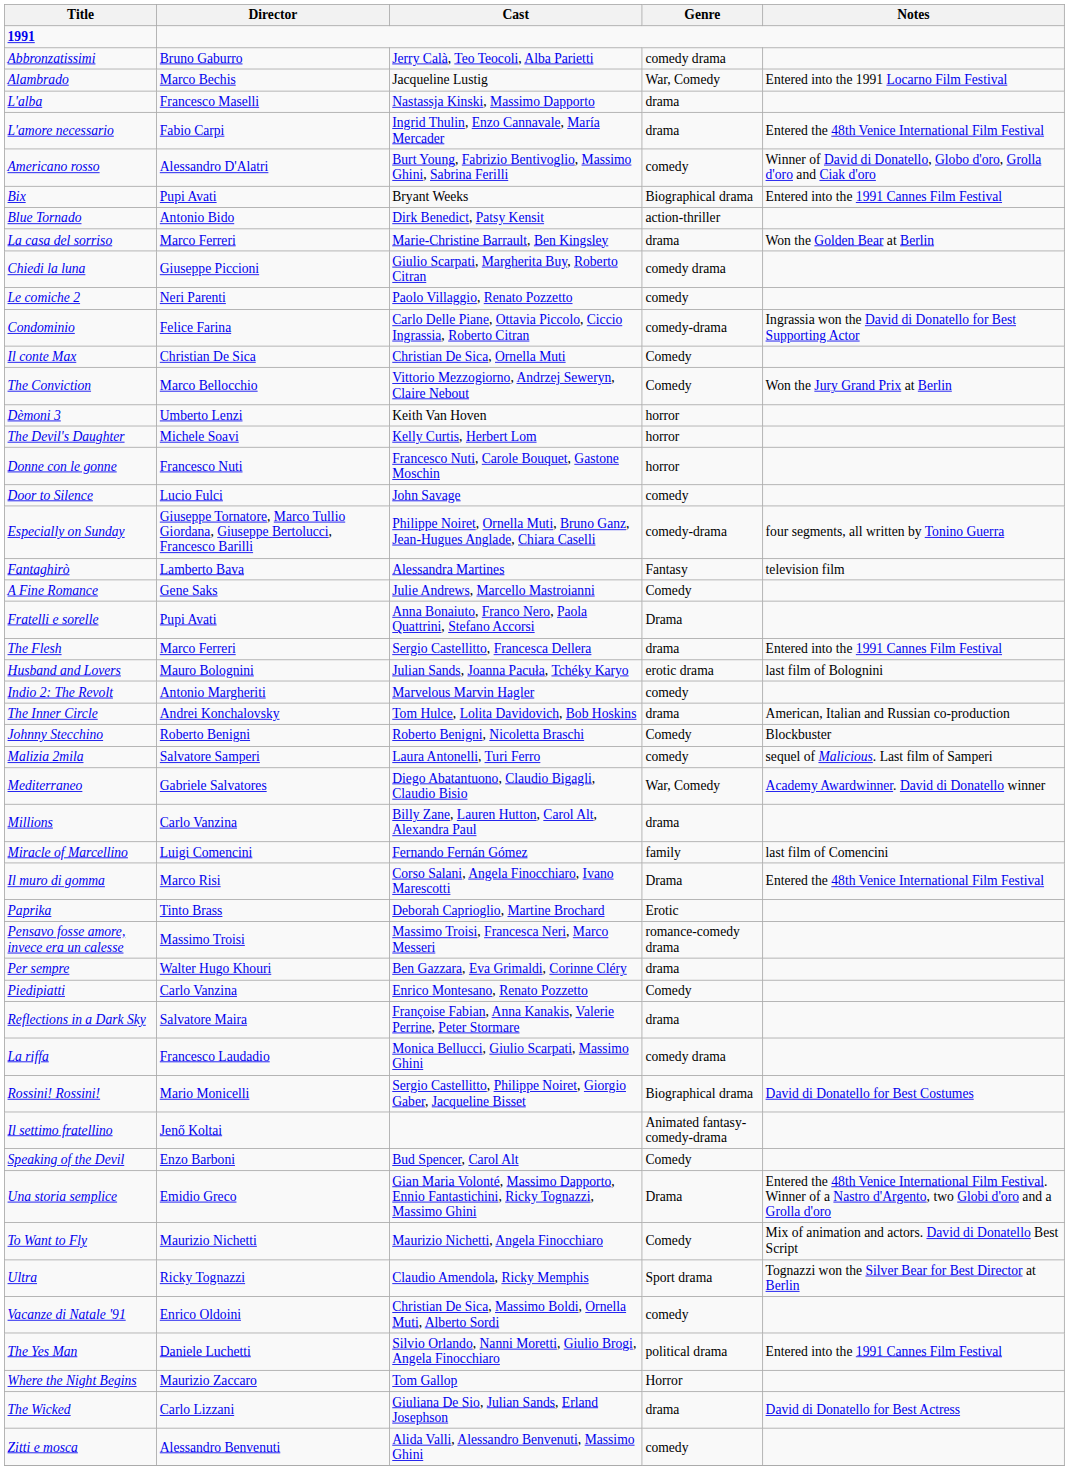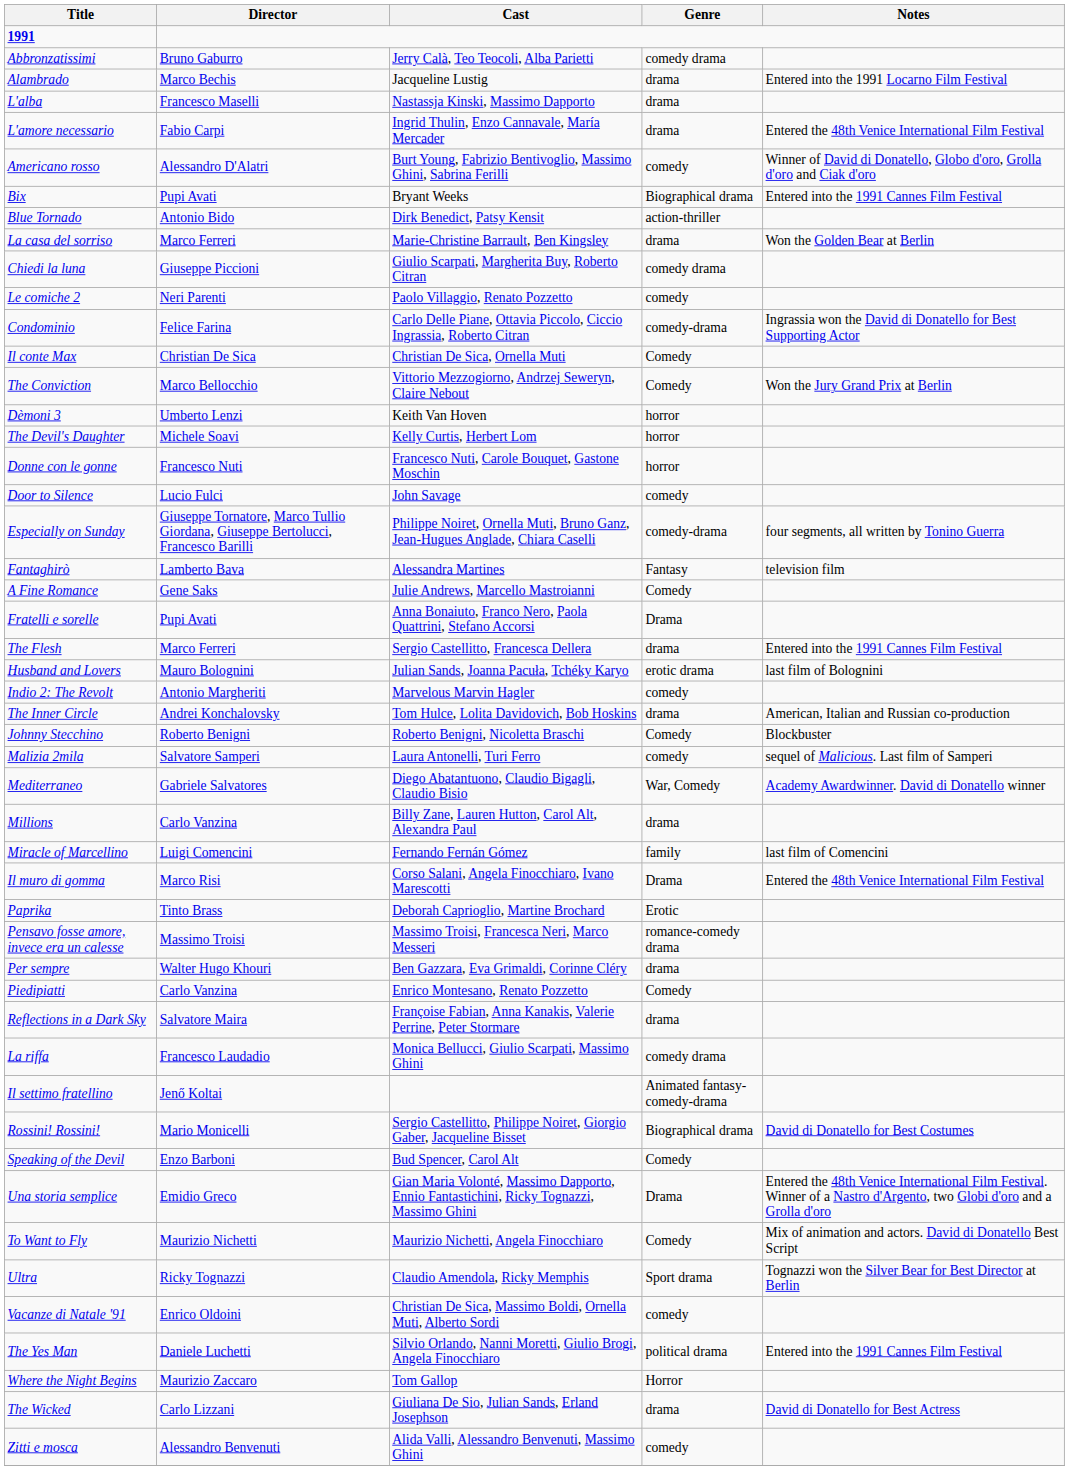(683, 79) War, Comedy -> (662, 79) drama
rows swapped: (54, 1093) <-> (60, 1130)
